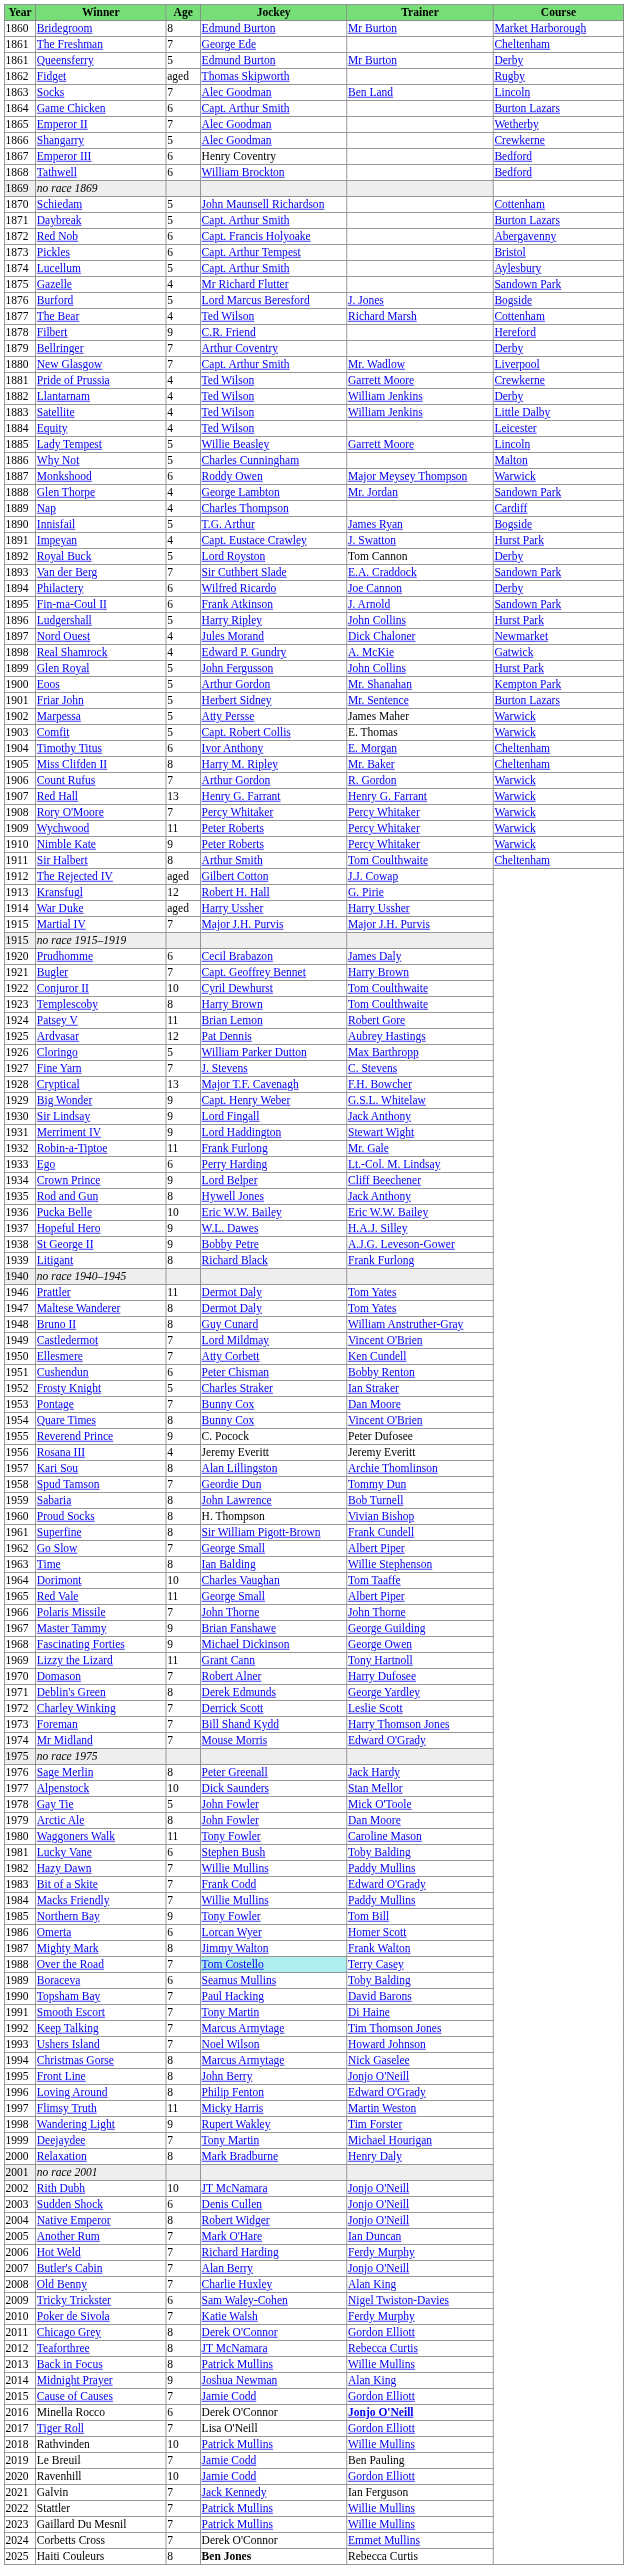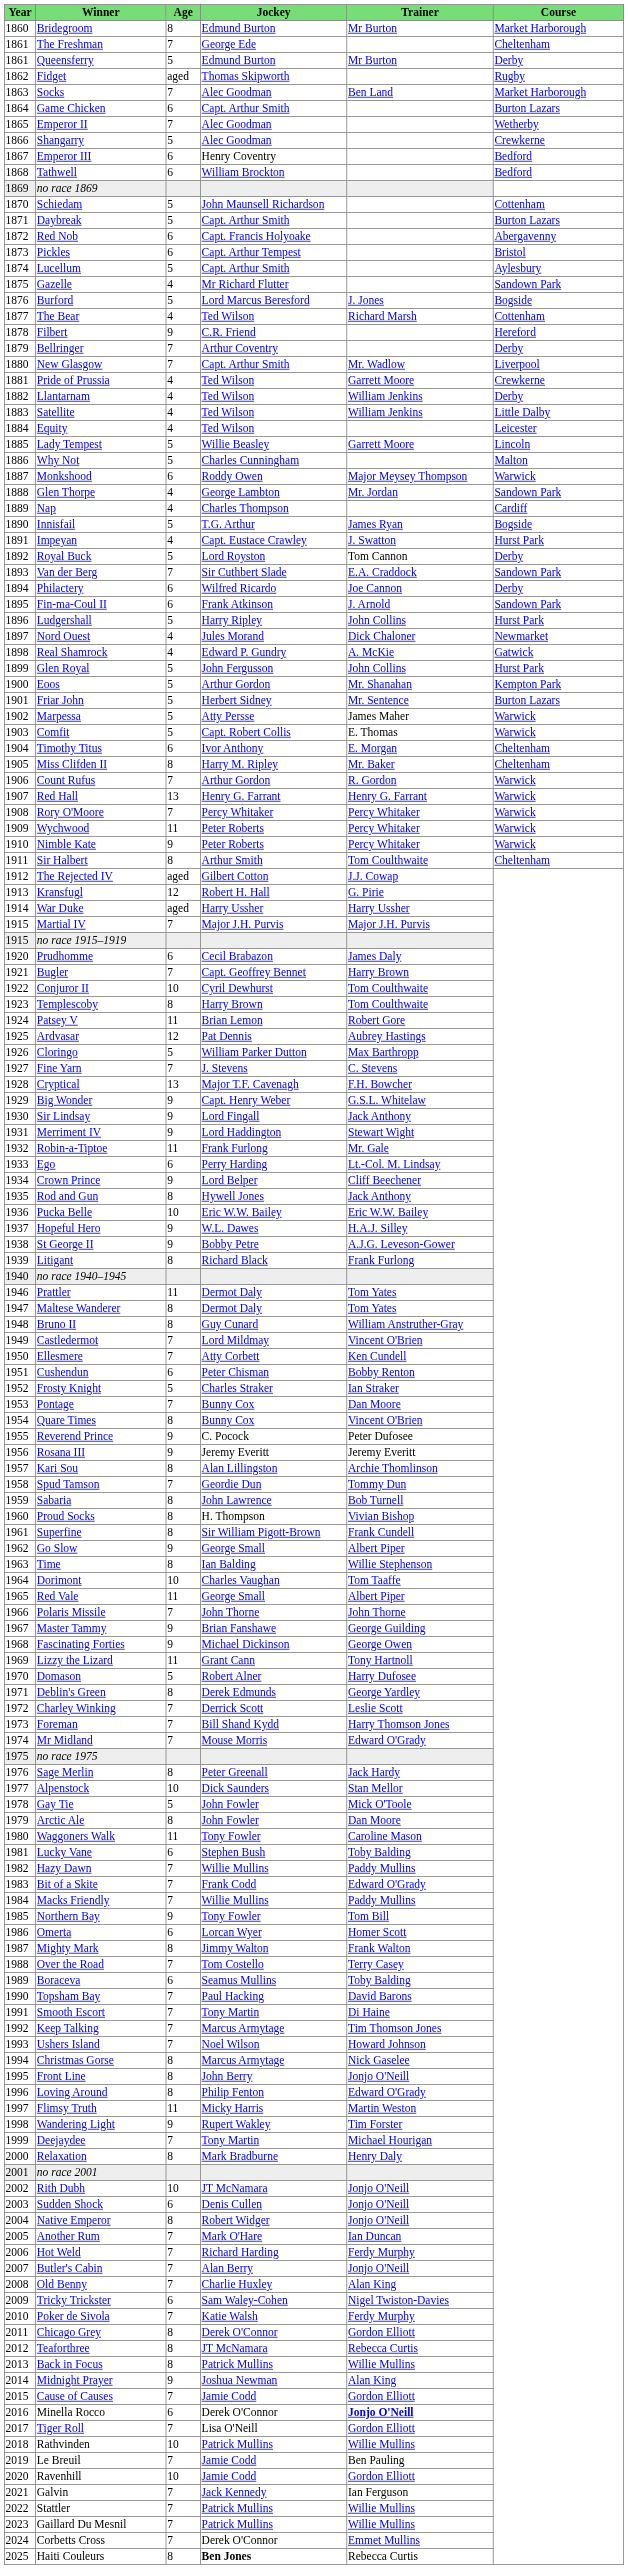(512, 92) Lincoln -> (540, 92) Market Harborough
(170, 1452) 4 -> (170, 1452) 9
(170, 1548) 7 -> (170, 1548) 9
(170, 1676) 7 -> (170, 1676) 5
(233, 1964) paleturquoise background -> (233, 1964) no background
